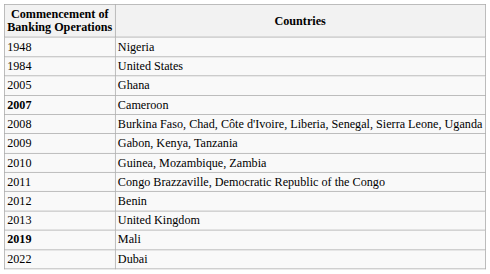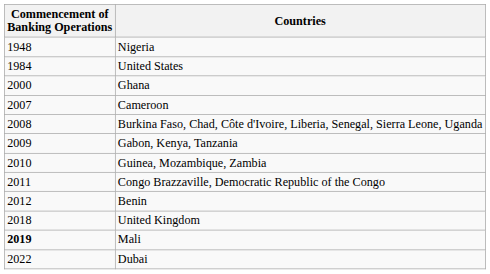(19, 85) 2005 -> (19, 85) 2000
(19, 104) bold -> (19, 104) normal
(19, 220) 2013 -> (19, 220) 2018
